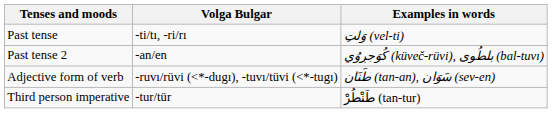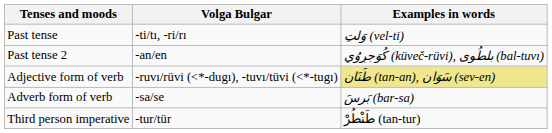(419, 77) no background -> (419, 77) khaki background
+ row: (60, 97)
